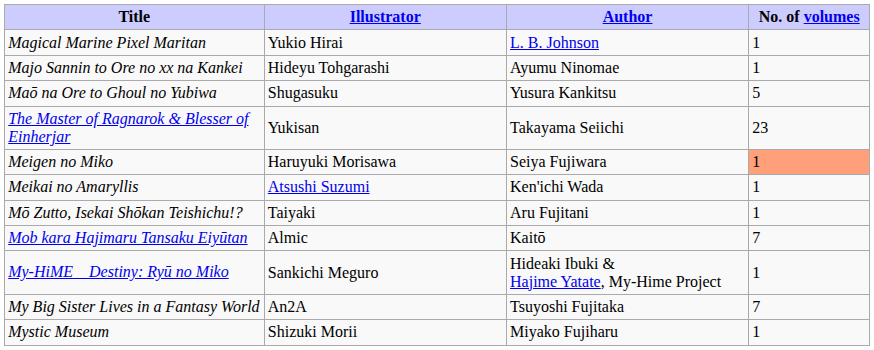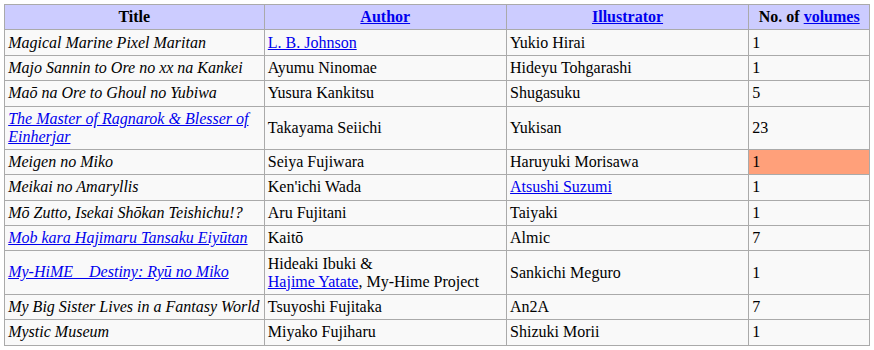columns swapped: (628, 17) <-> (385, 17)
